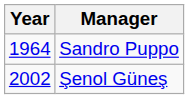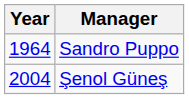(30, 78) 2002 -> (30, 78) 2004
